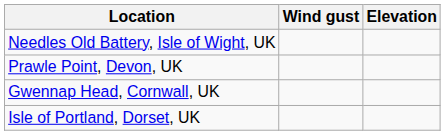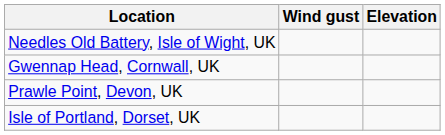rows swapped: (114, 92) <-> (95, 67)
